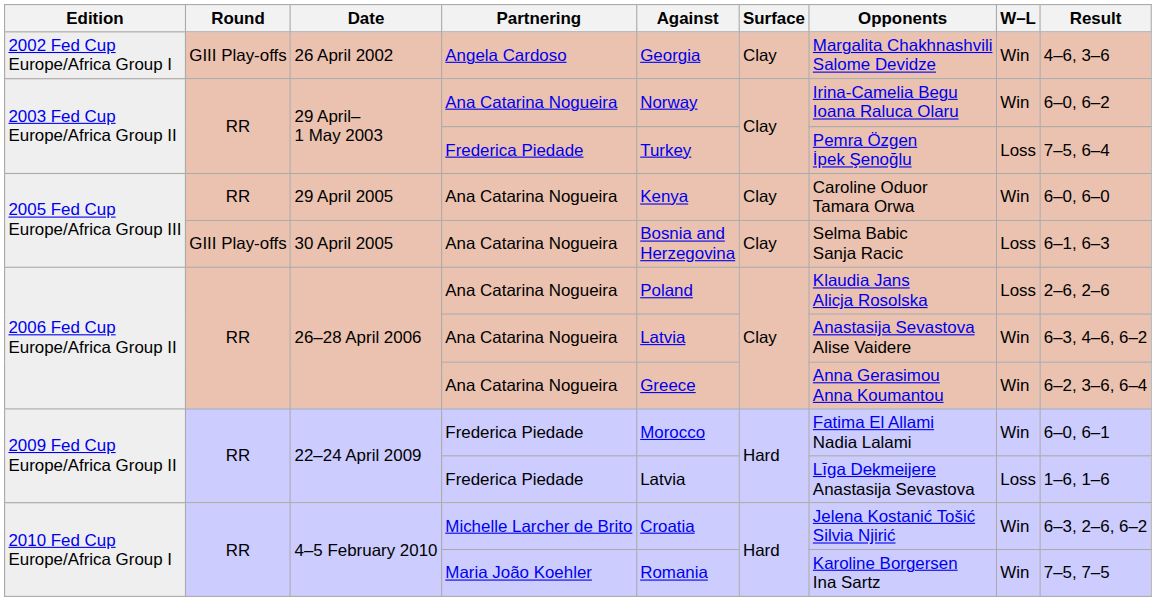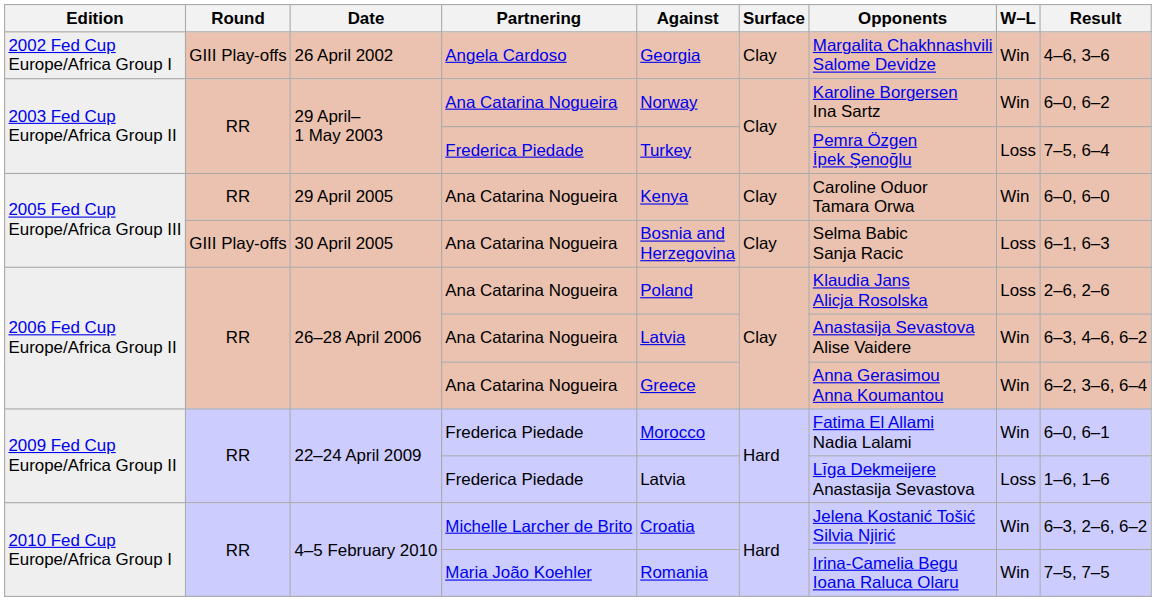(886, 102) Irina-Camelia Begu Ioana Raluca Olaru -> (885, 102) Karoline Borgersen Ina Sartz
(885, 572) Karoline Borgersen Ina Sartz -> (886, 572) Irina-Camelia Begu Ioana Raluca Olaru
